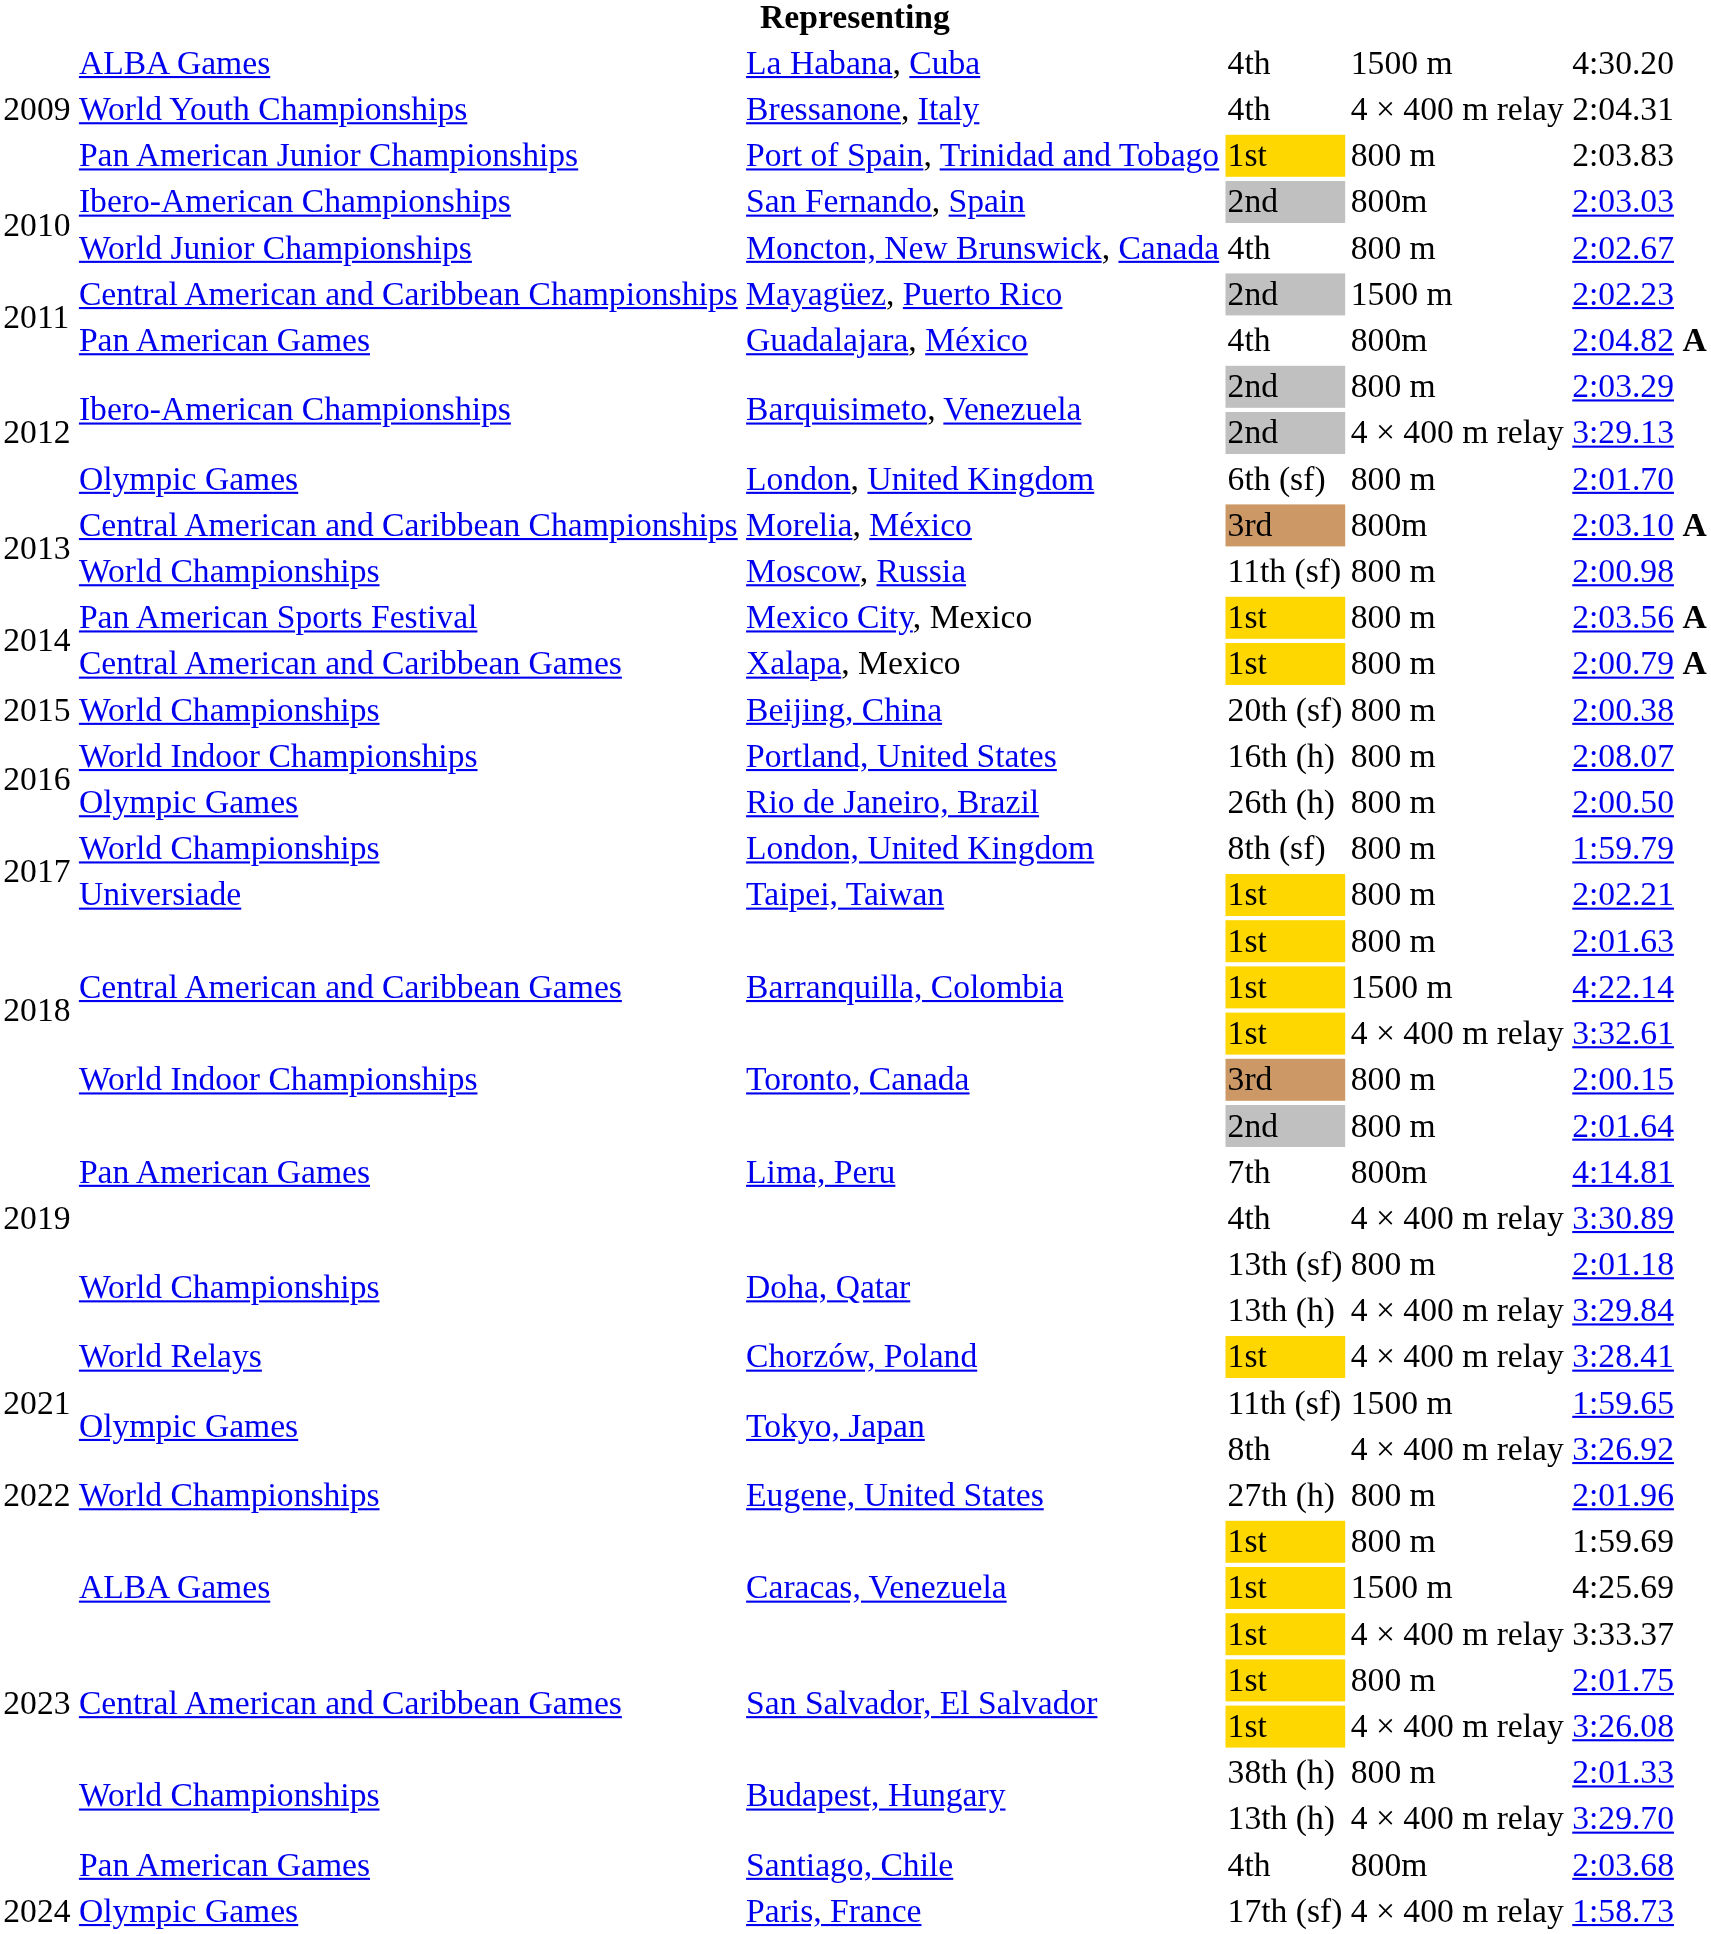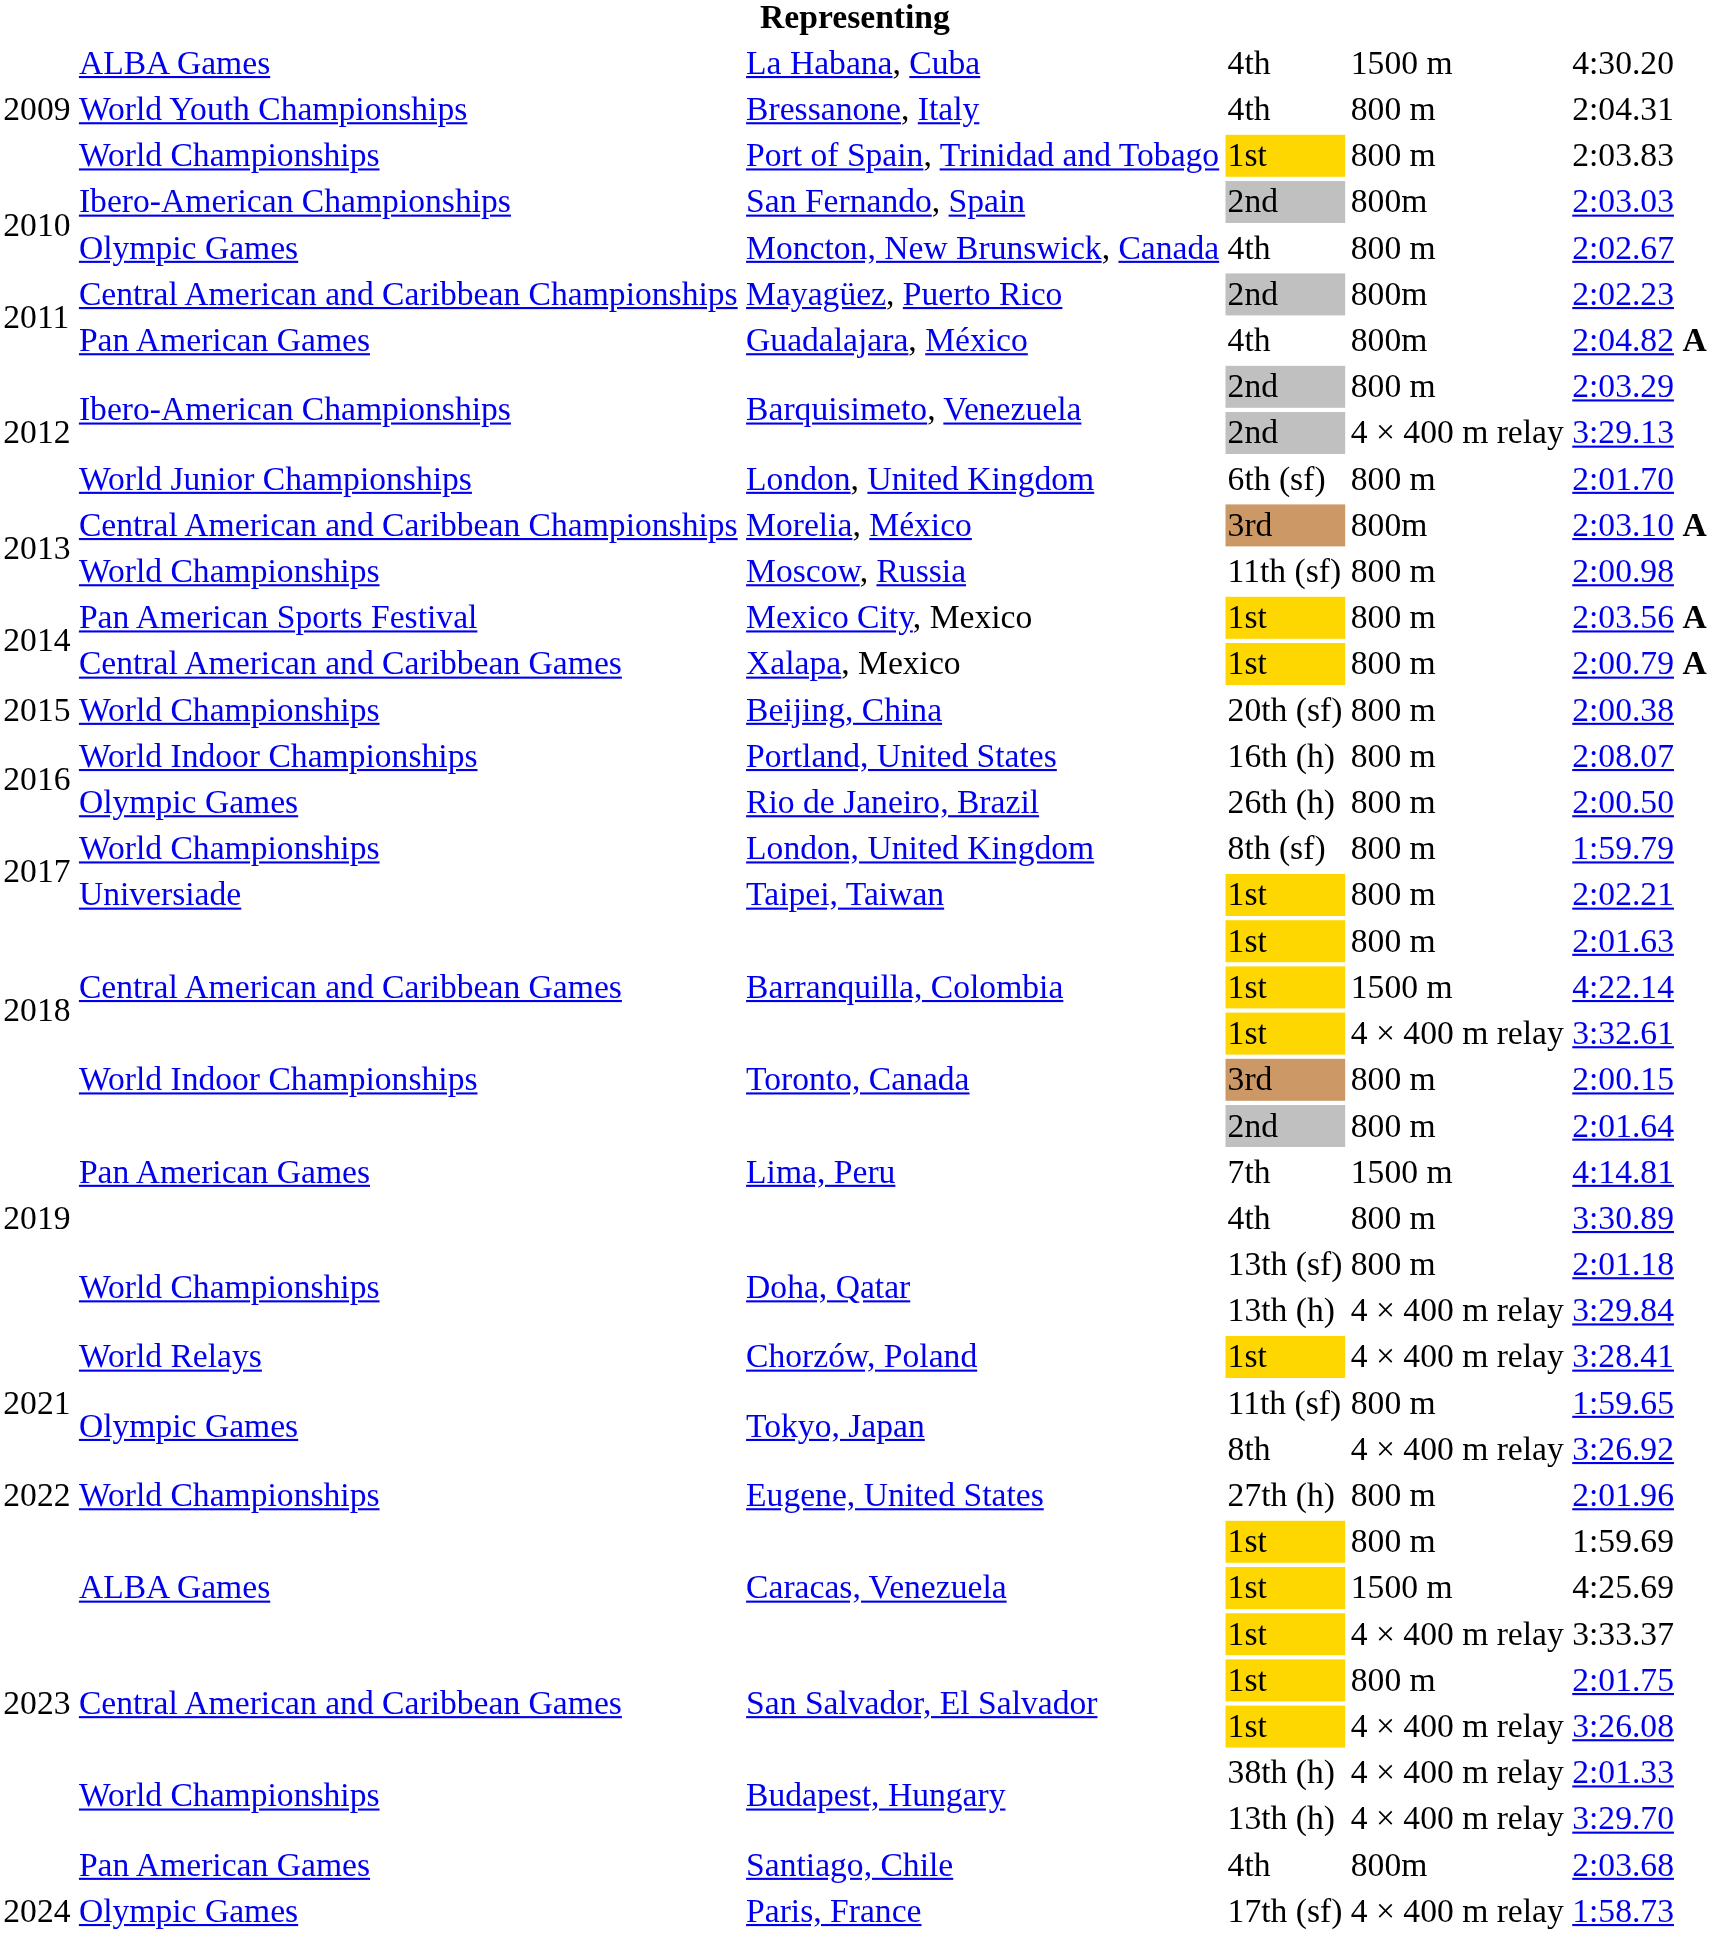(1457, 109) 4 × 400 m relay -> (1393, 109) 800 m
(329, 155) Pan American Junior Championships -> (229, 155) World Championships
(275, 247) World Junior Championships -> (189, 247) Olympic Games
(1402, 293) 1500 m -> (1389, 293) 800m
(189, 478) Olympic Games -> (275, 478) World Junior Championships
(1389, 1171) 800m -> (1402, 1171) 1500 m
(1457, 1217) 4 × 400 m relay -> (1393, 1217) 800 m
(1402, 1402) 1500 m -> (1393, 1402) 800 m
(1393, 1772) 800 m -> (1457, 1772) 4 × 400 m relay
